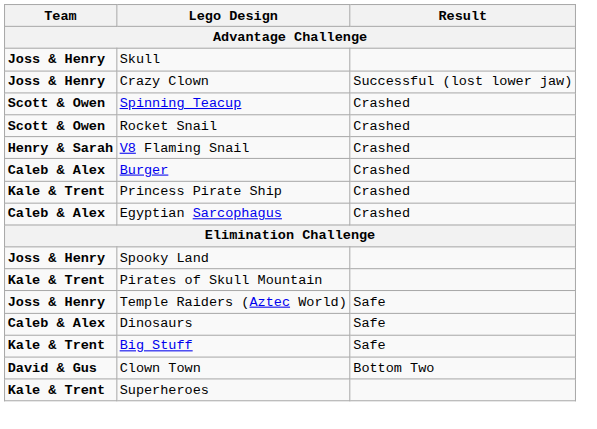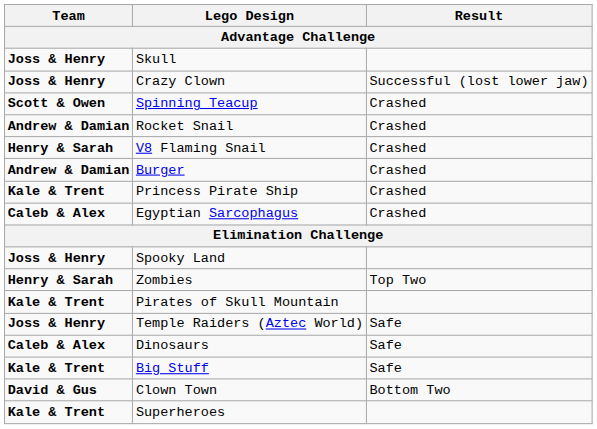(56, 126) Scott & Owen -> (69, 126) Andrew & Damian
(56, 170) Caleb & Alex -> (69, 170) Andrew & Damian
+ row: (164, 280)
